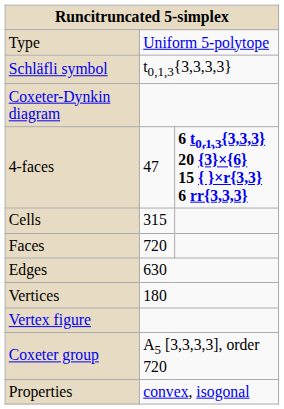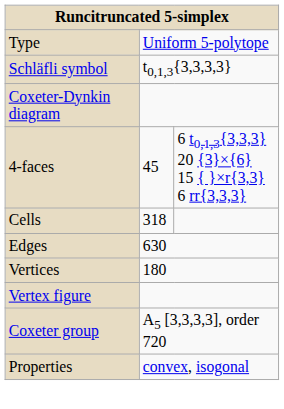(151, 167) 47 -> (151, 167) 45
(222, 167) bold -> (222, 167) normal
(155, 220) 315 -> (155, 220) 318
- row: (27, 245)
